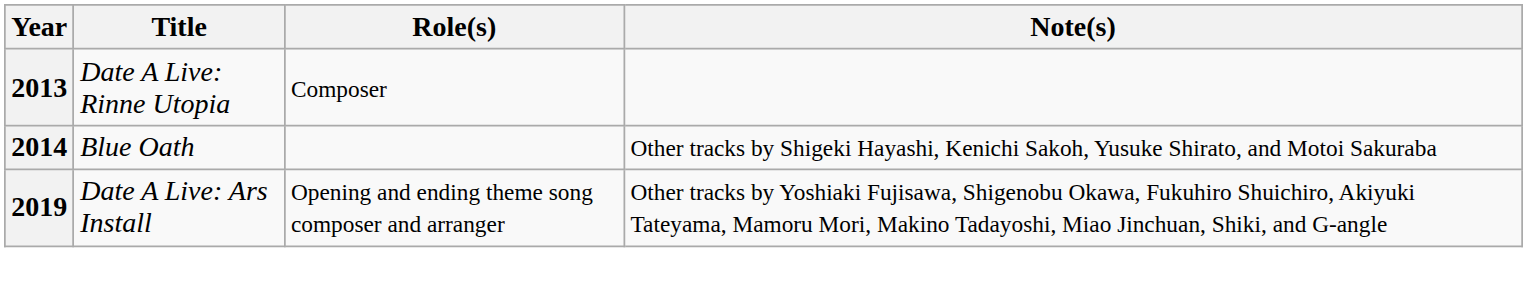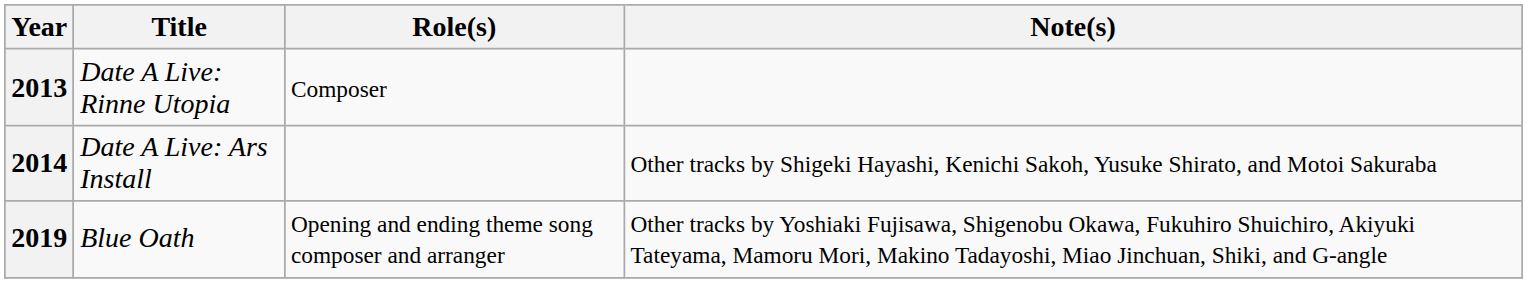(137, 147) Blue Oath -> (174, 162) Date A Live: Ars Install
(174, 207) Date A Live: Ars Install -> (137, 238) Blue Oath
